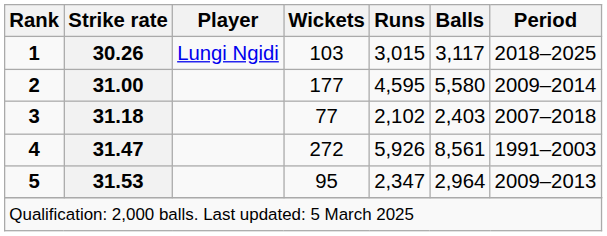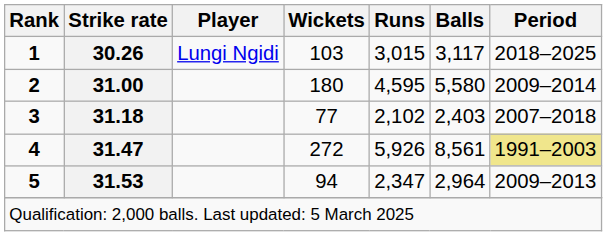(326, 85) 177 -> (326, 85) 180
(545, 149) no background -> (545, 149) khaki background
(326, 181) 95 -> (326, 181) 94
